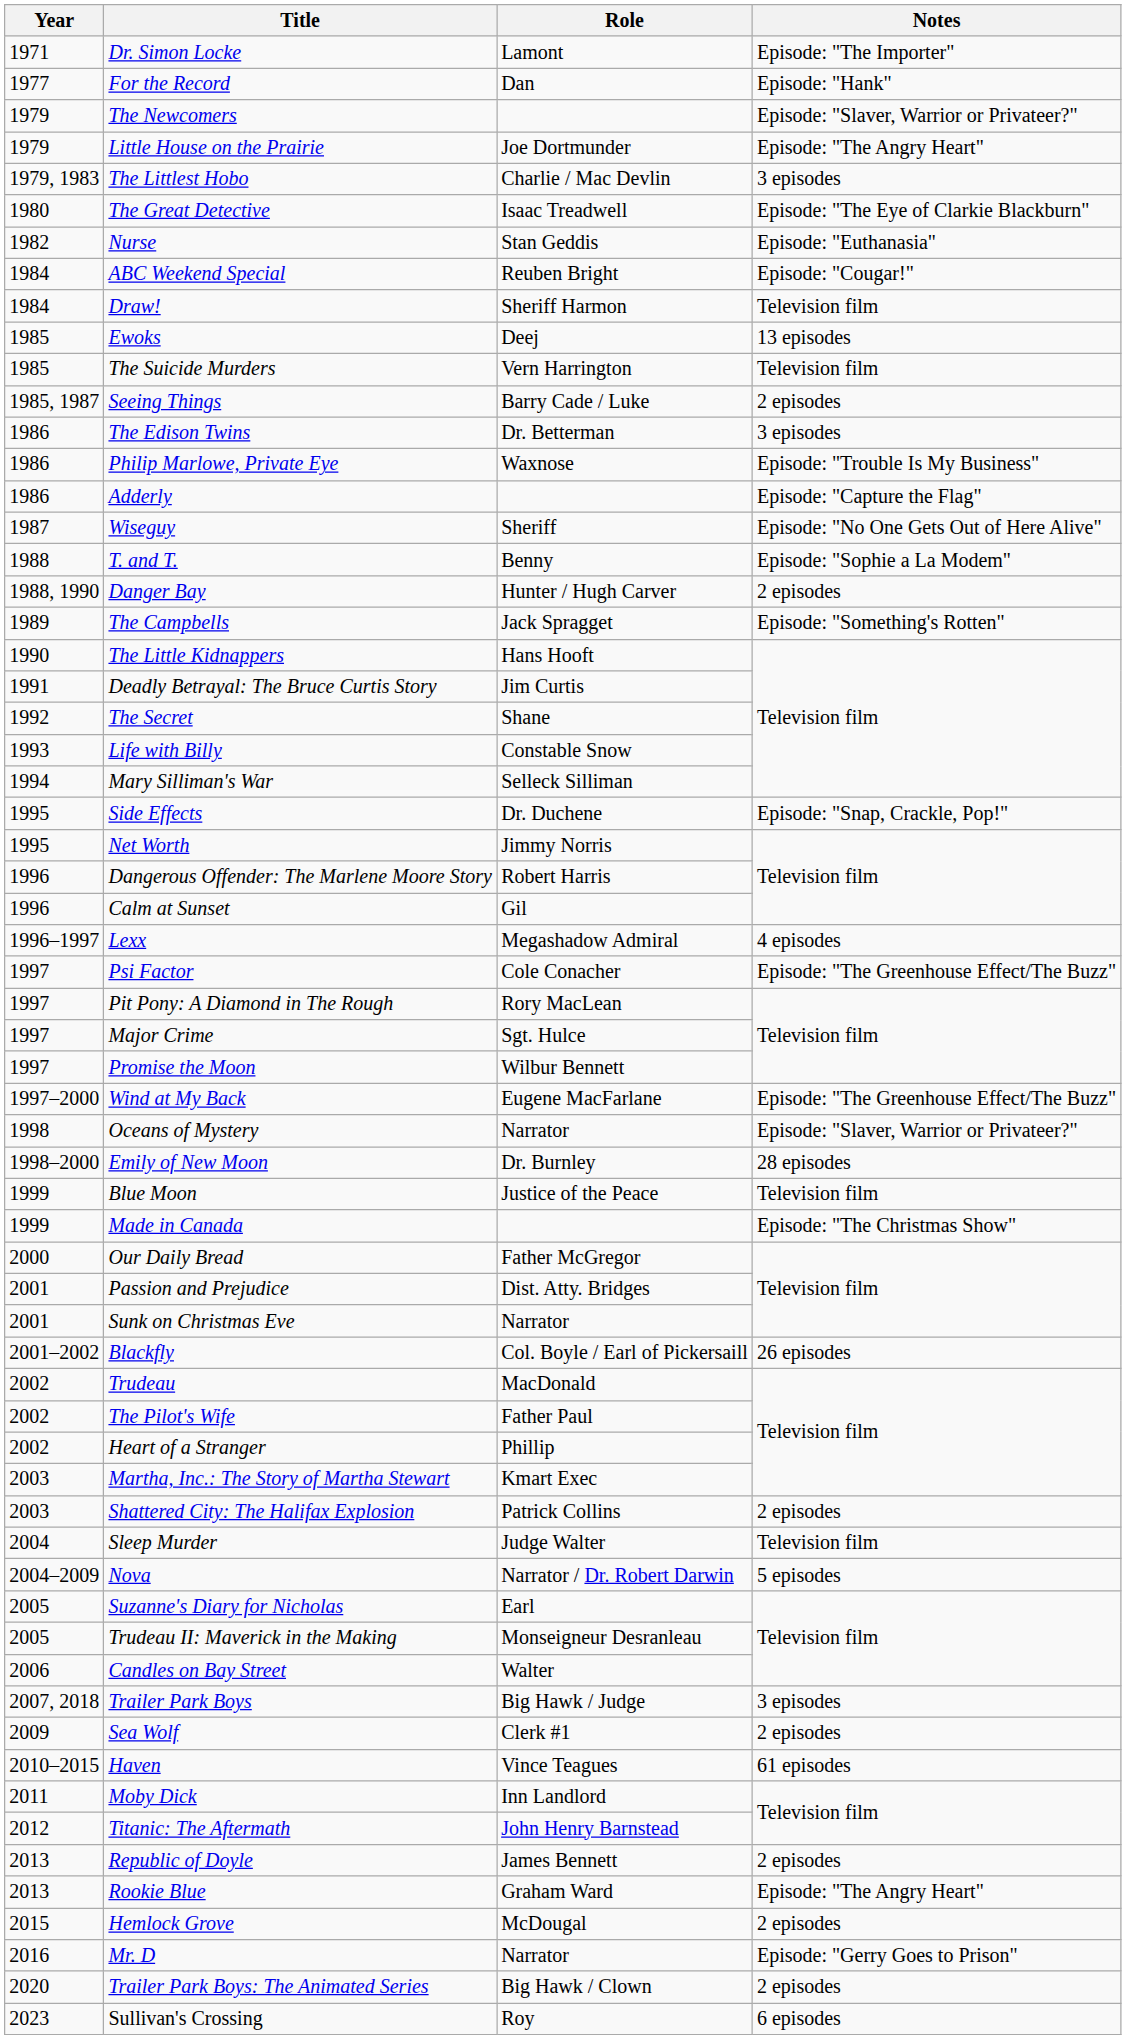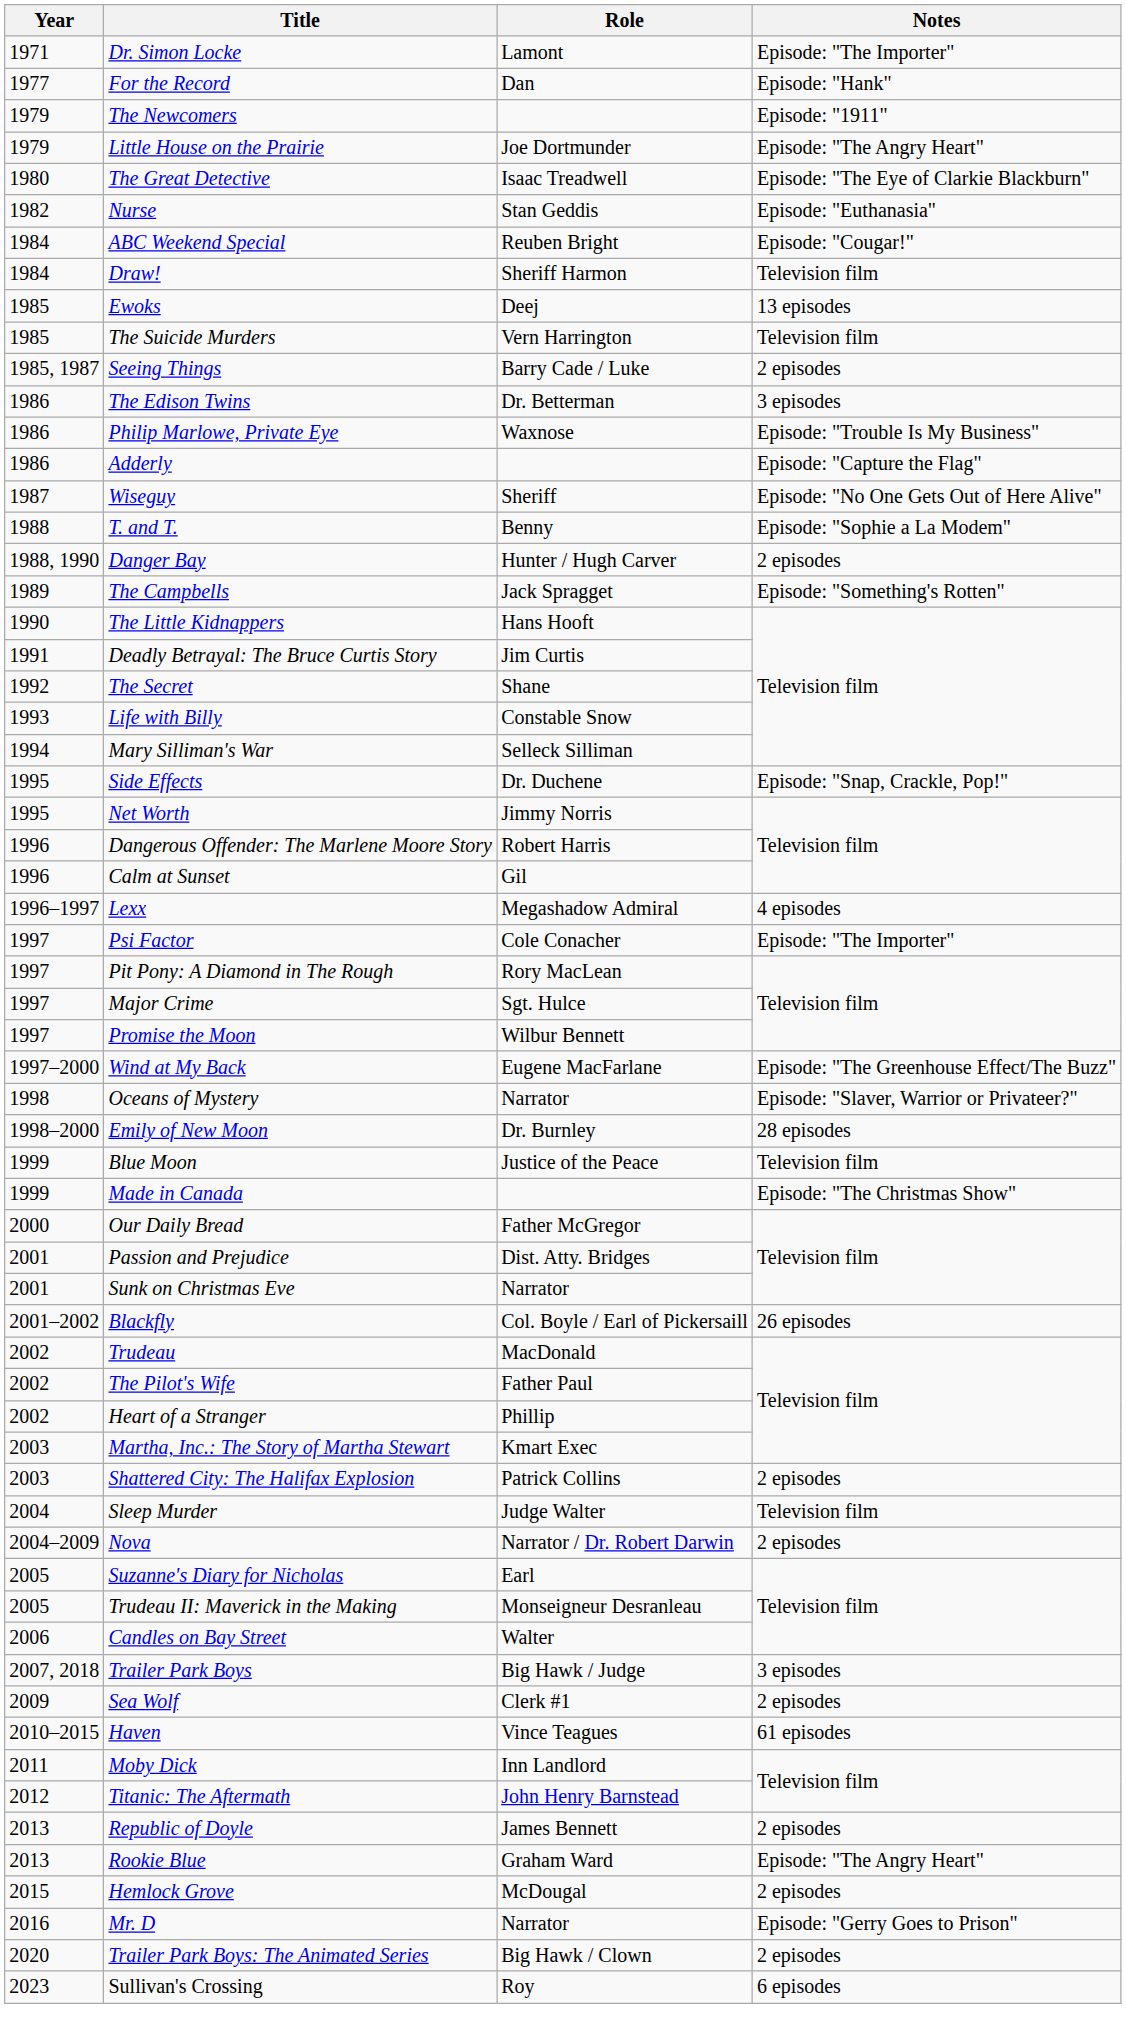(917, 115) Episode: "Slaver, Warrior or Privateer?" -> (822, 115) Episode: "1911"
- row: (178, 178)
(937, 971) Episode: "The Greenhouse Effect/The Buzz" -> (856, 940) Episode: "The Importer"
(799, 1574) 5 episodes -> (799, 1542) 2 episodes
